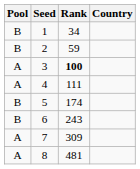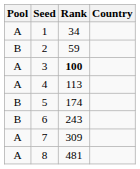(18, 31) B -> (18, 31) A
(74, 84) 111 -> (74, 84) 113
